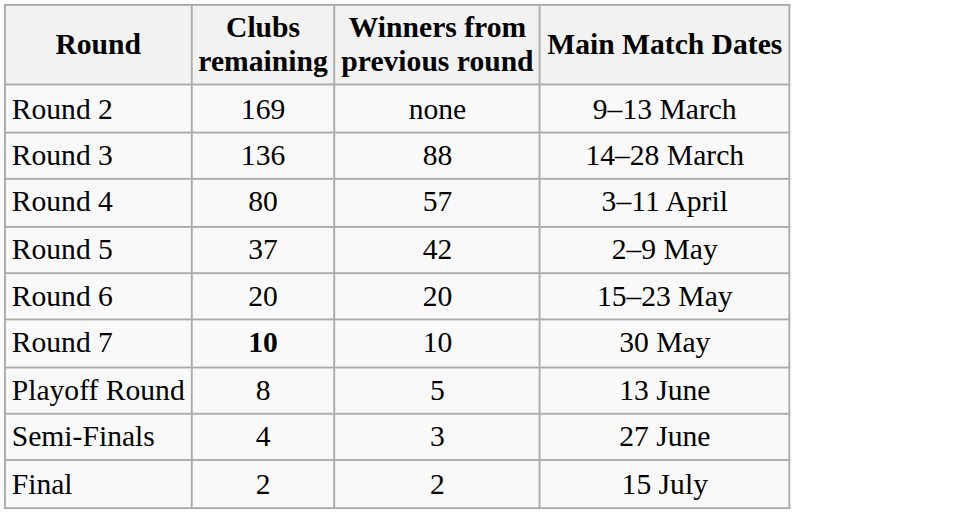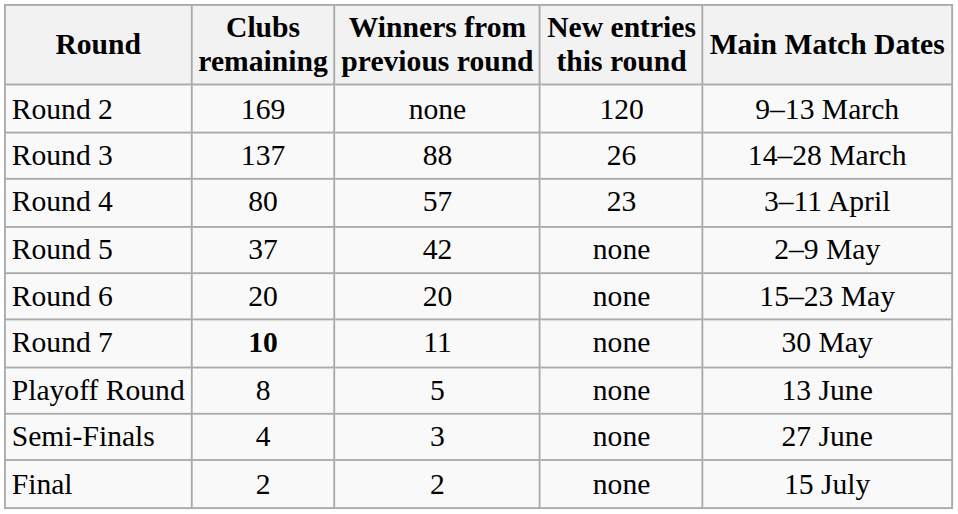+ column: (622, 44)
(263, 155) 136 -> (263, 155) 137
(437, 342) 10 -> (437, 342) 11
